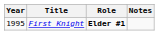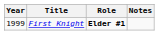(15, 23) 1995 -> (15, 23) 1999
